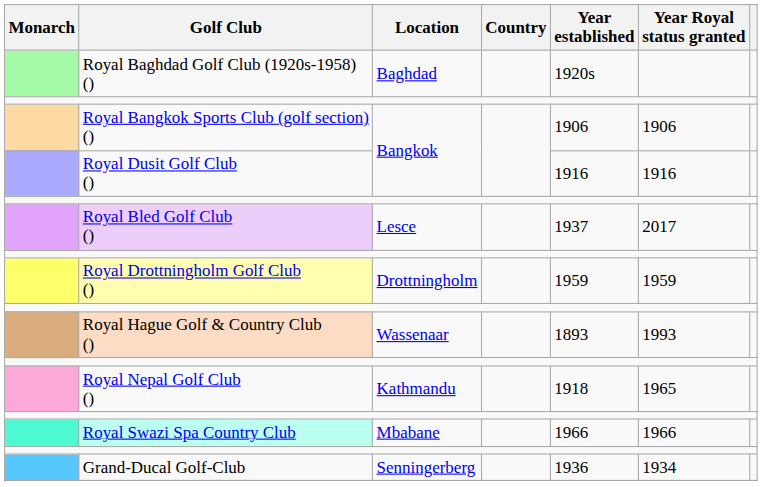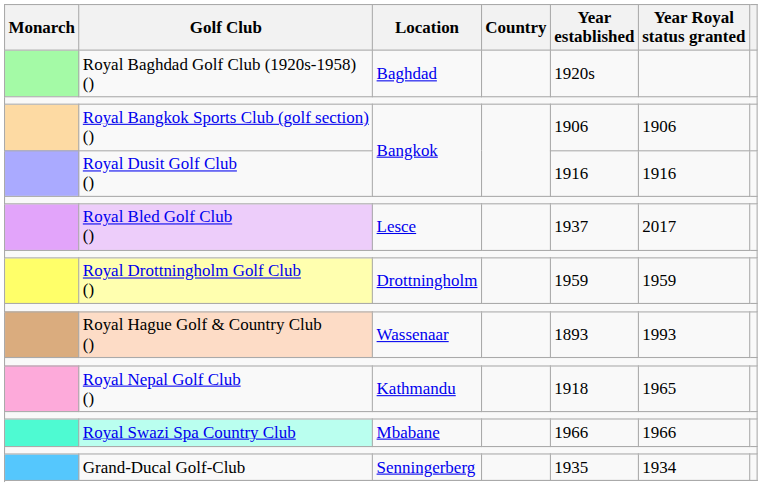(571, 467) 1936 -> (571, 467) 1935
